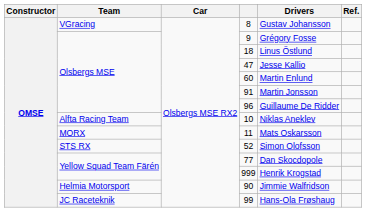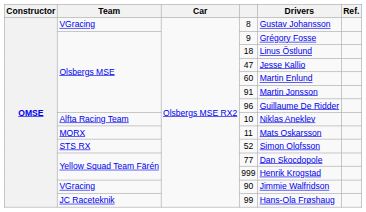(94, 186) Helmia Motorsport -> (77, 186) VGracing
